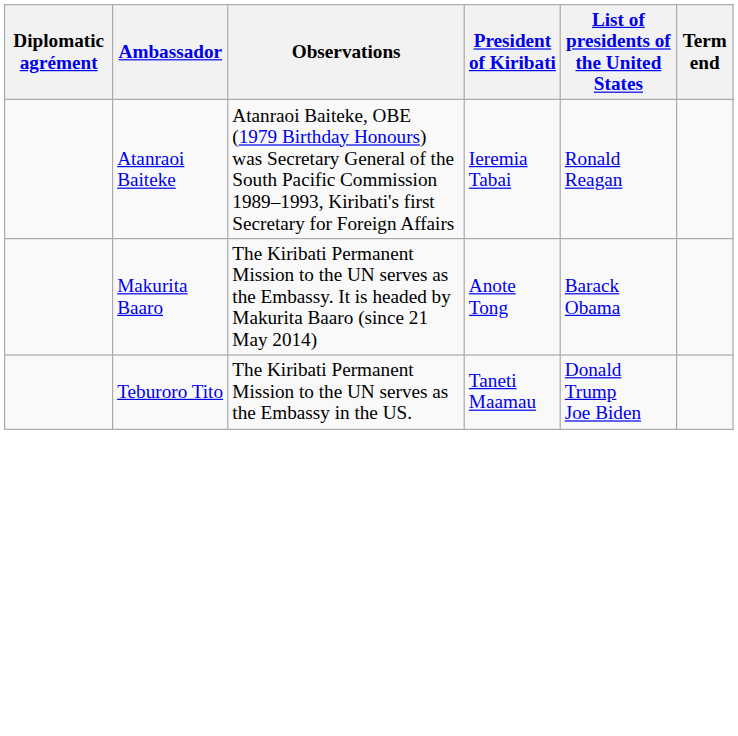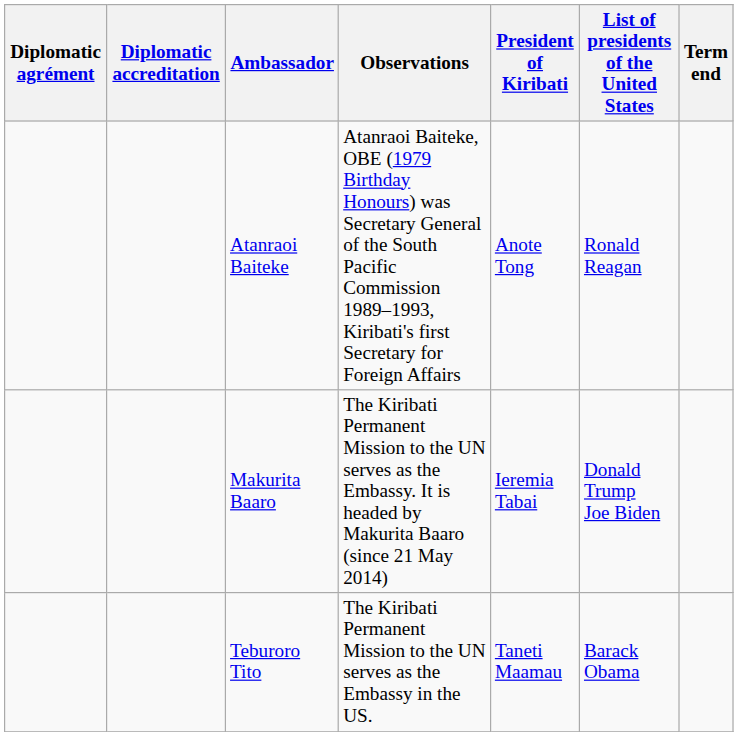+ column: (166, 62)
(498, 168) Ieremia Tabai -> (518, 255) Anote Tong
(492, 296) Anote Tong -> (524, 491) Ieremia Tabai
(593, 296) Barack Obama -> (622, 491) Donald Trump Joe Biden
(603, 391) Donald Trump Joe Biden -> (612, 661) Barack Obama
